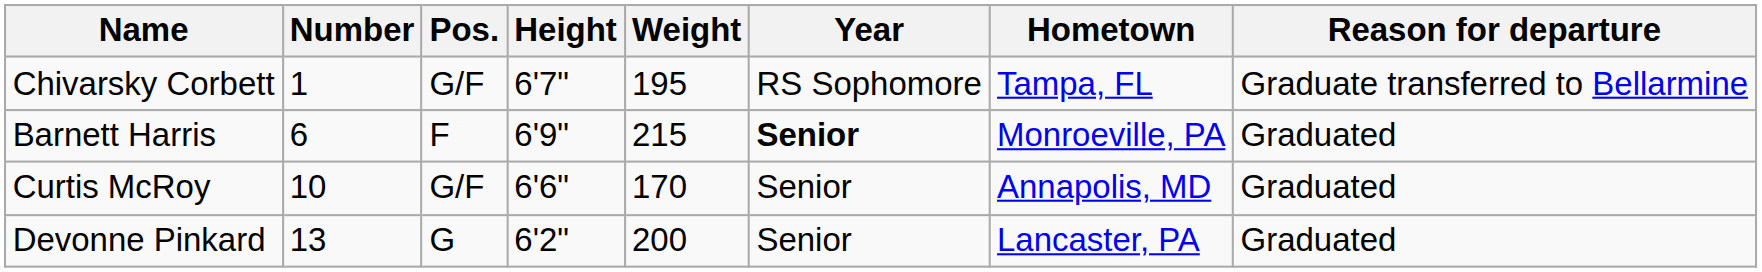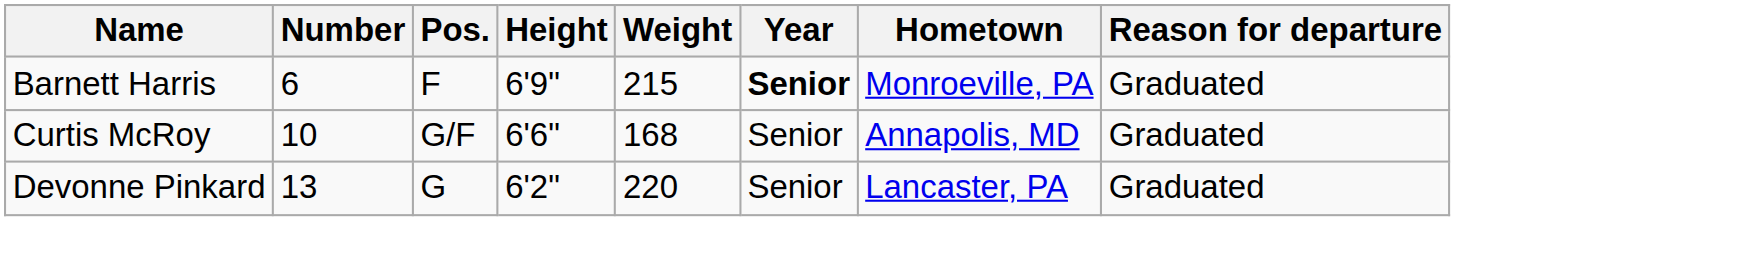- row: (144, 82)
(660, 187) 170 -> (650, 135) 168
(660, 239) 200 -> (650, 187) 220
